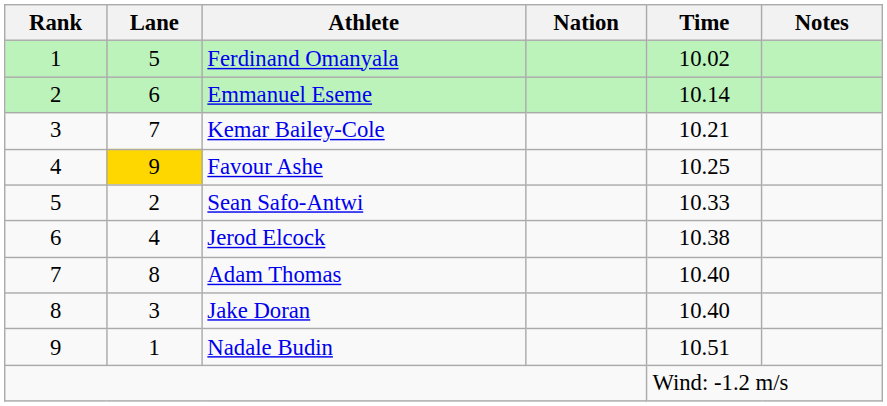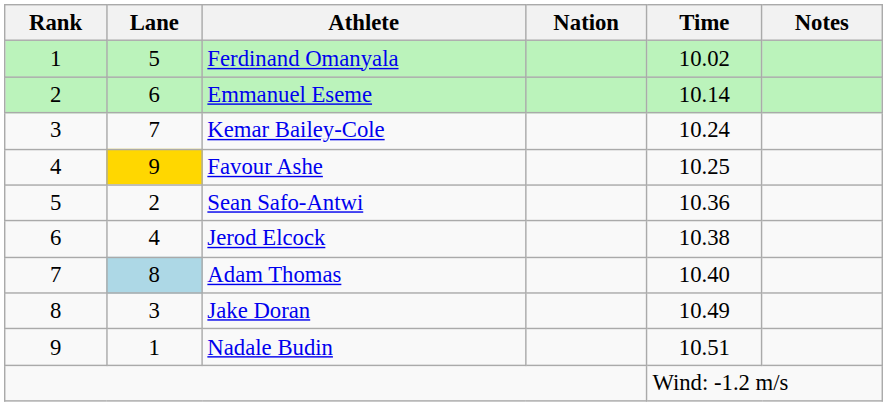(704, 130) 10.21 -> (704, 130) 10.24
(704, 202) 10.33 -> (704, 202) 10.36
(154, 274) no background -> (154, 274) lightblue background
(704, 310) 10.40 -> (704, 310) 10.49
